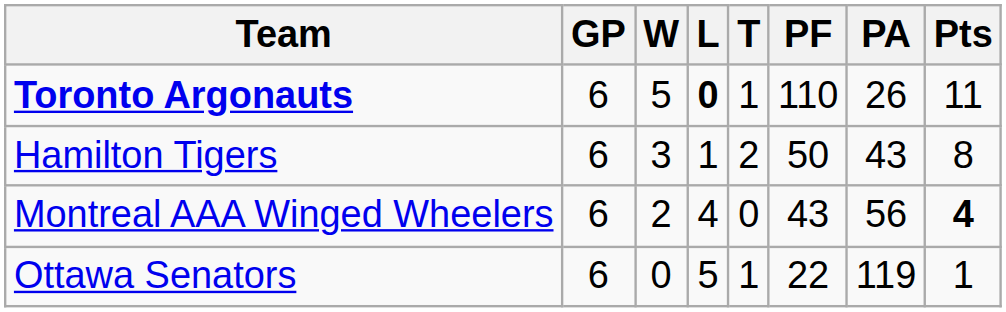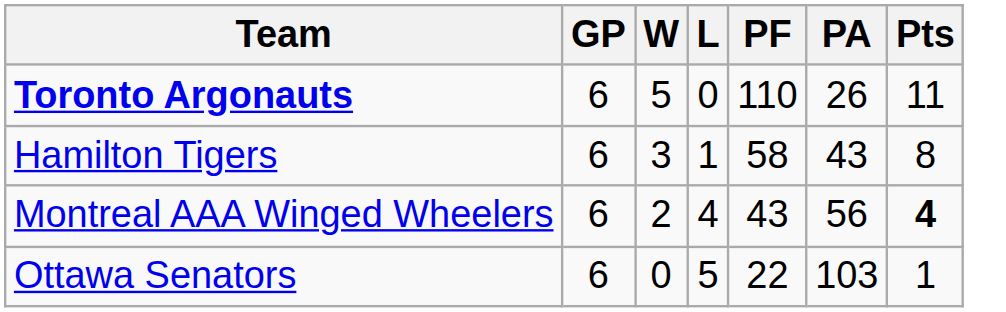- column: (749, 34)
(708, 94) bold -> (708, 94) normal
(808, 154) 50 -> (767, 154) 58
(886, 275) 119 -> (847, 275) 103
